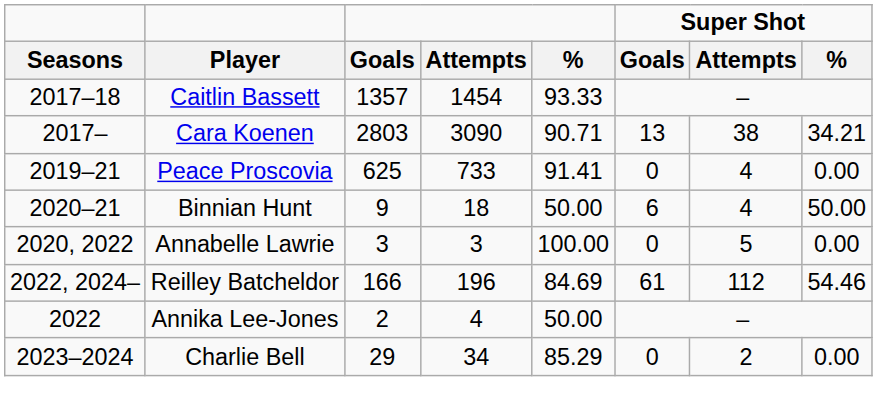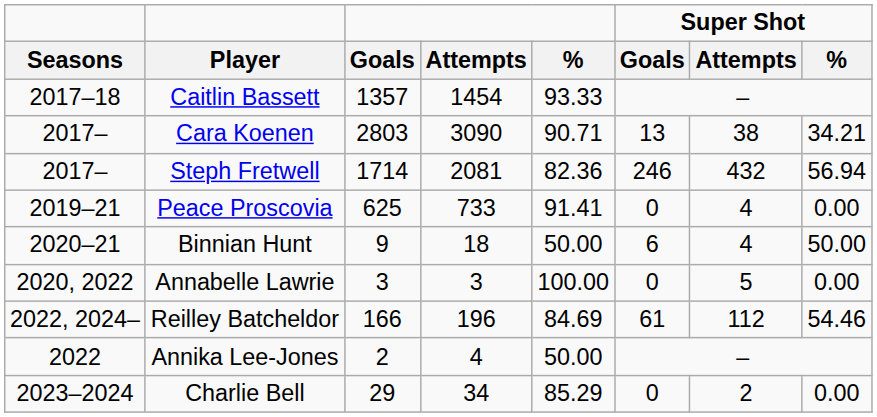+ row: (245, 171)
